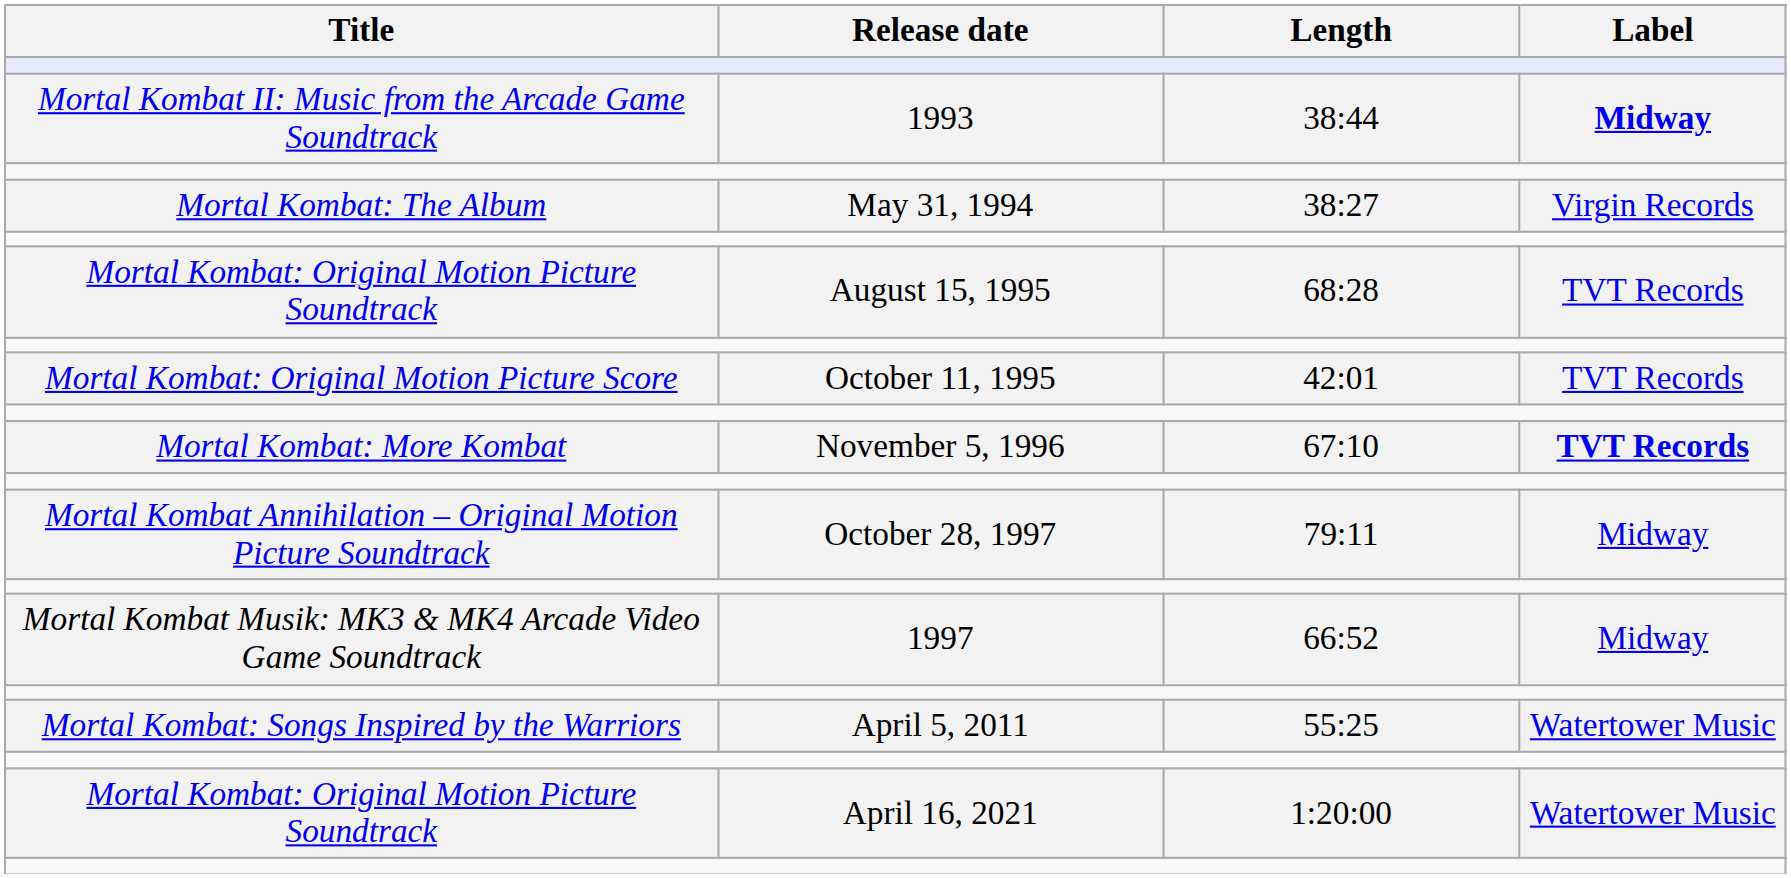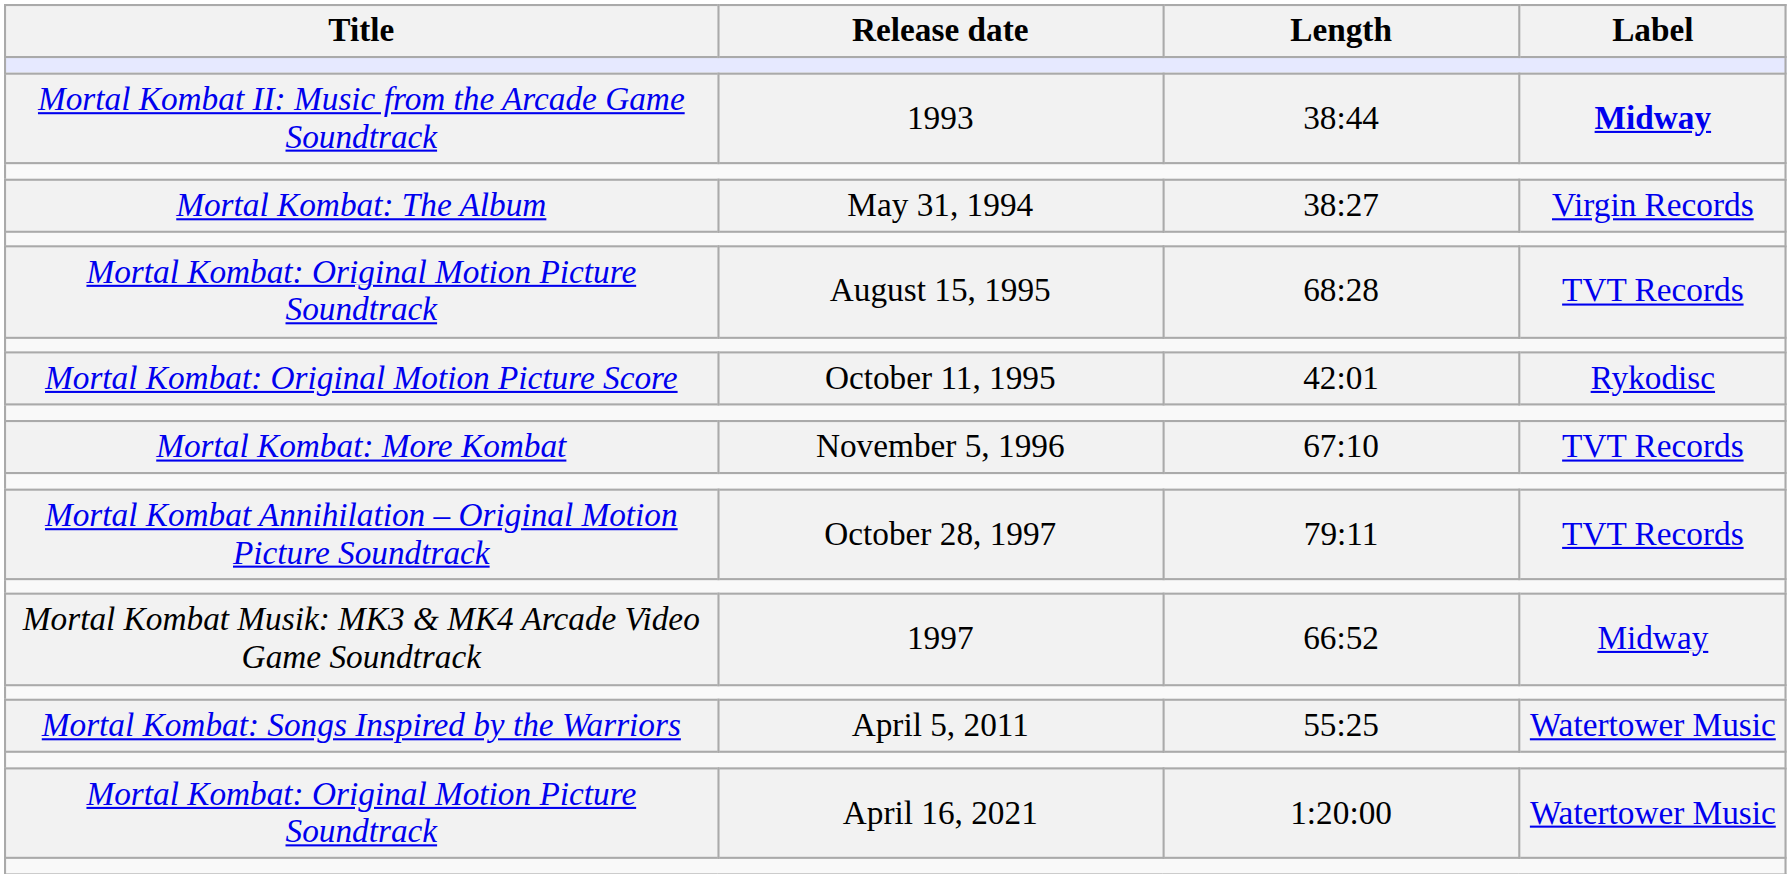(1653, 378) TVT Records -> (1653, 378) Rykodisc
(1653, 446) bold -> (1653, 446) normal
(1653, 533) Midway -> (1653, 533) TVT Records
